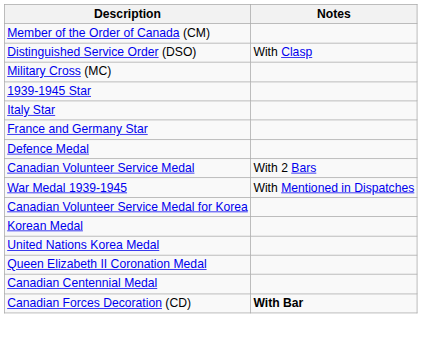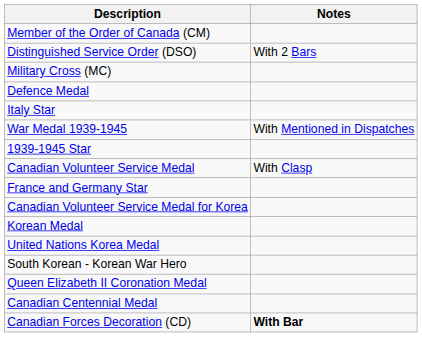(283, 52) With Clasp -> (285, 52) With 2 Bars
rows swapped: (49, 91) <-> (48, 149)
rows swapped: (77, 129) <-> (67, 187)
(285, 168) With 2 Bars -> (283, 168) With Clasp
+ row: (97, 264)
